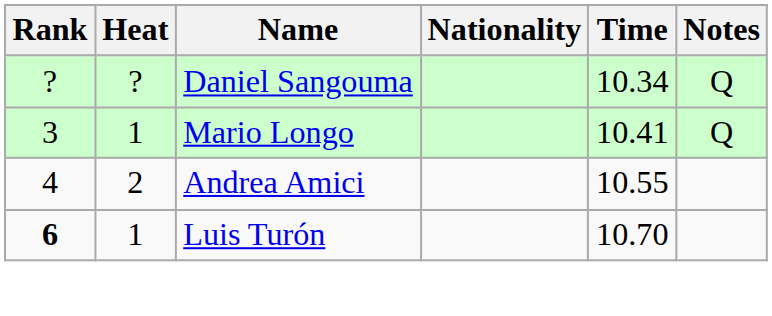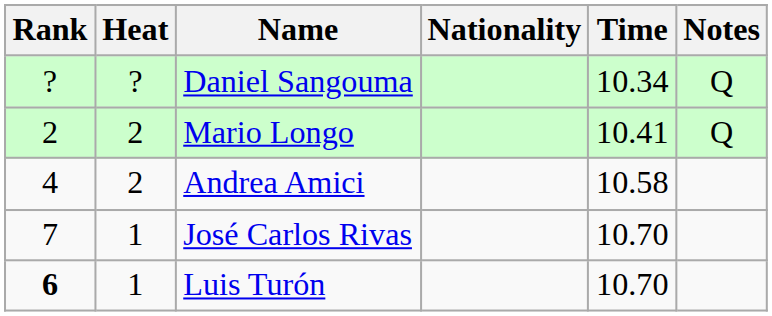(50, 132) 3 -> (50, 132) 2
(135, 132) 1 -> (135, 132) 2
(632, 183) 10.55 -> (632, 183) 10.58
+ row: (298, 234)
